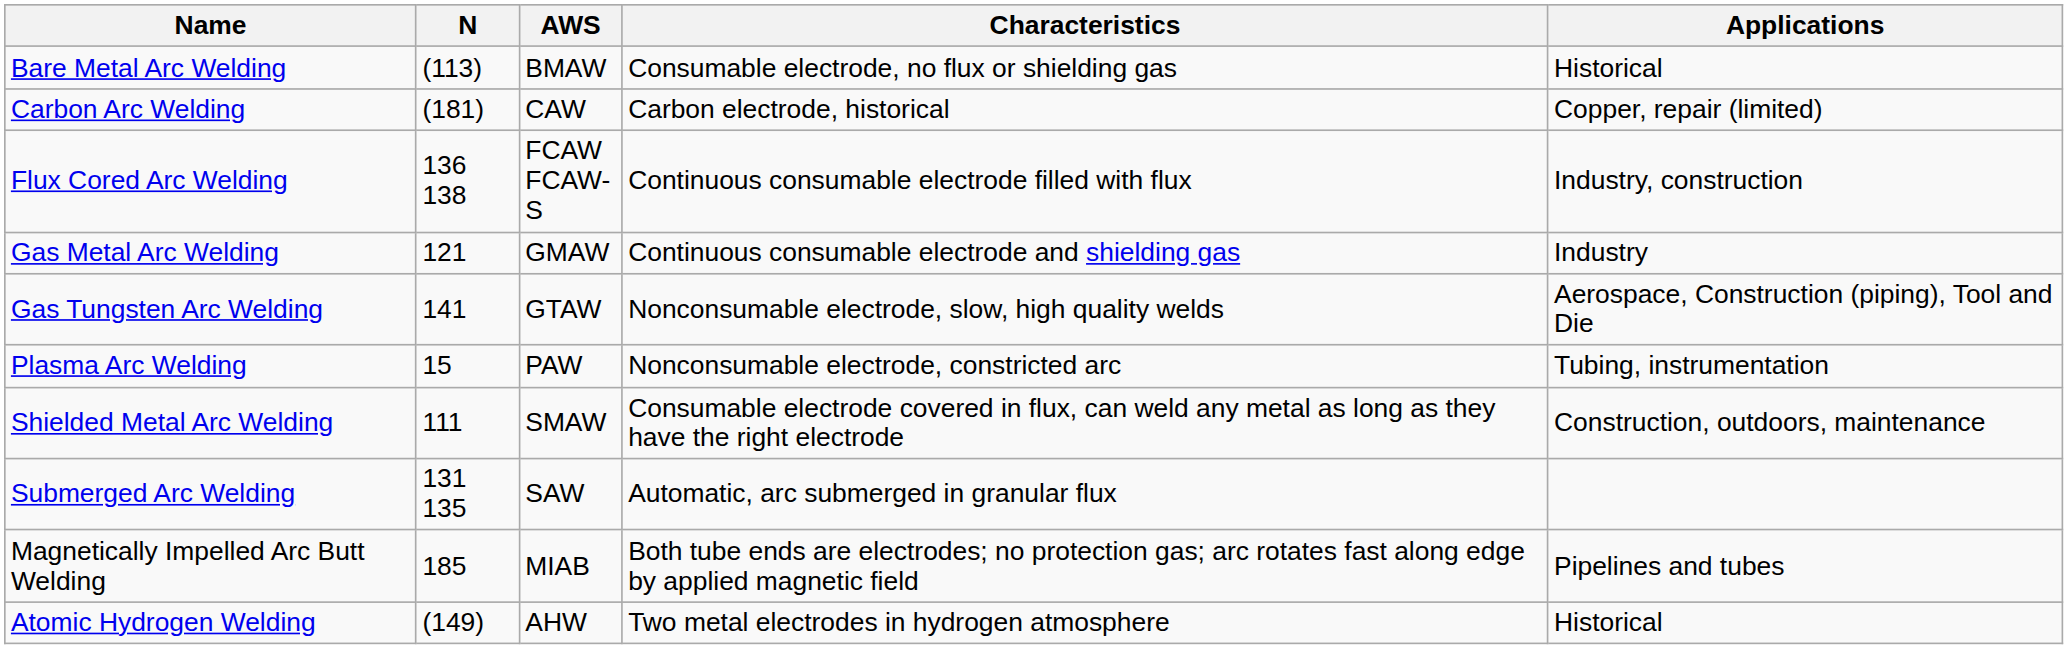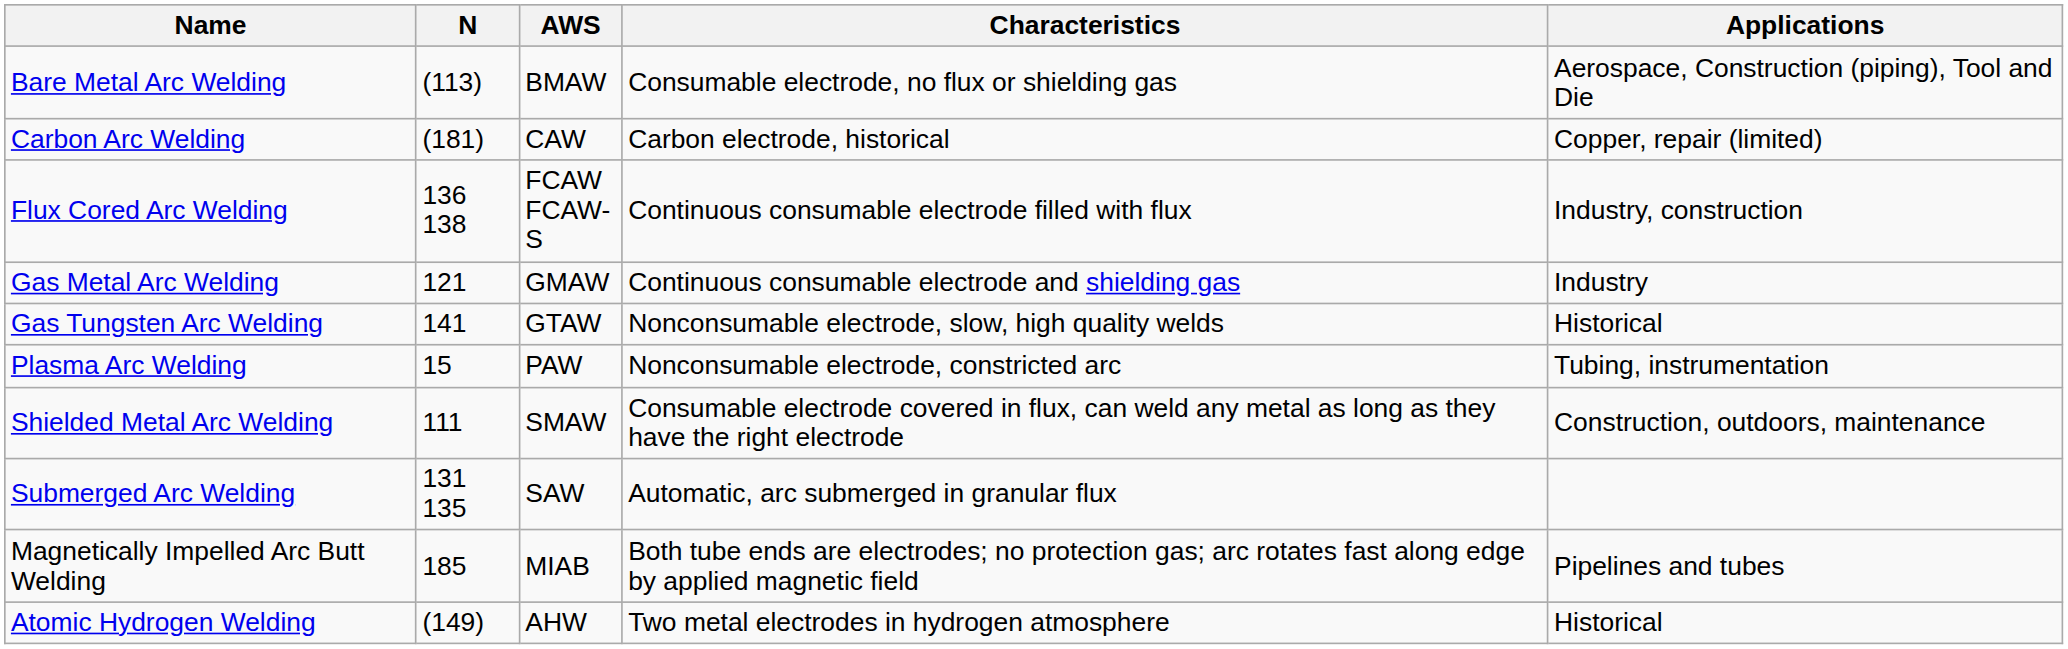(1608, 67) Historical -> (1803, 82) Aerospace, Construction (piping), Tool and Die
(1803, 309) Aerospace, Construction (piping), Tool and Die -> (1608, 323) Historical
